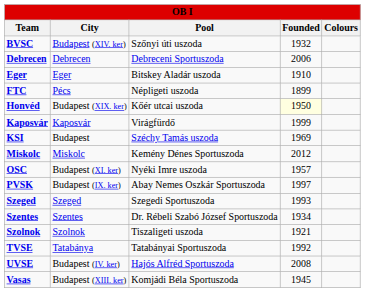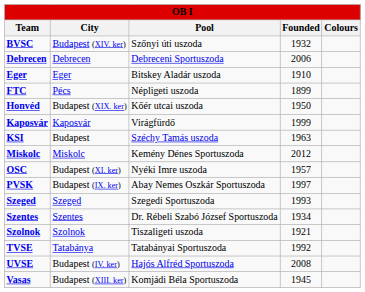(301, 106) lightyellow background -> (301, 106) no background
(301, 138) 1969 -> (301, 138) 1963
